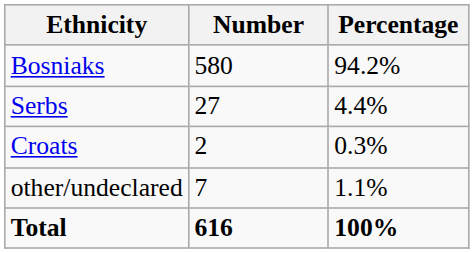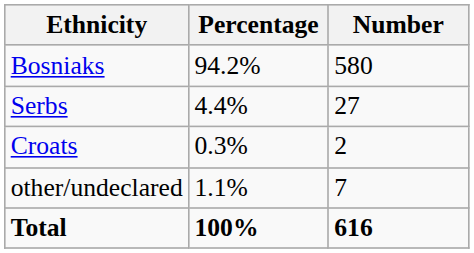columns swapped: (258, 24) <-> (398, 24)
